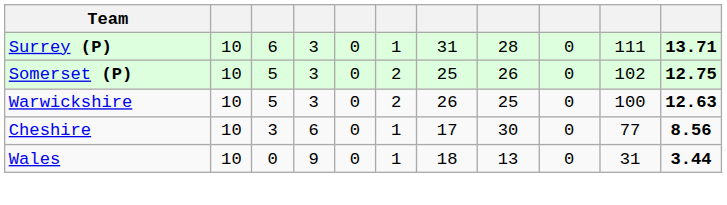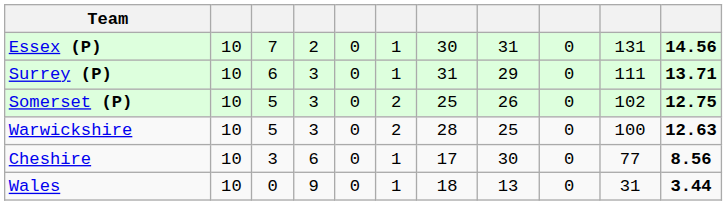+ row: (55, 47)
(508, 47) 28 -> (508, 75) 29
(447, 103) 26 -> (447, 131) 28
